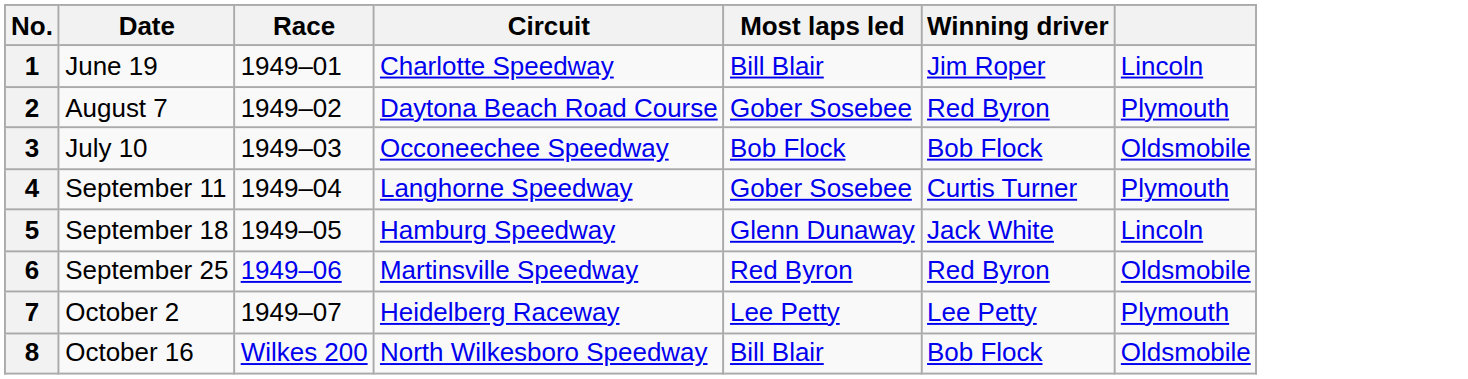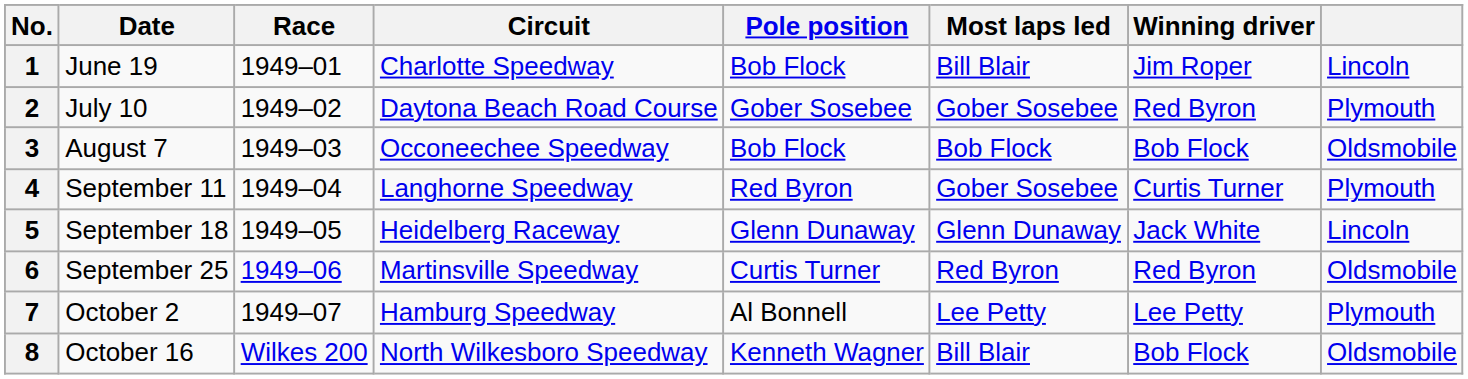+ column: (827, 25)
(116, 107) August 7 -> (106, 107) July 10
(106, 148) July 10 -> (116, 148) August 7
(498, 230) Hamburg Speedway -> (500, 230) Heidelberg Raceway
(500, 312) Heidelberg Raceway -> (498, 312) Hamburg Speedway
